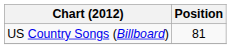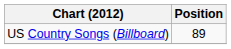(199, 33) 81 -> (199, 33) 89
